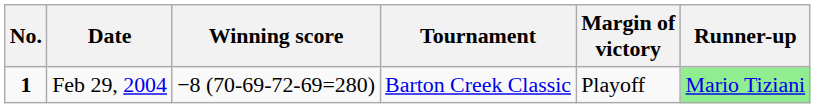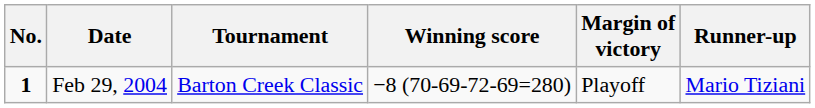columns swapped: (478, 35) <-> (276, 35)
(745, 84) lightgreen background -> (745, 84) no background
